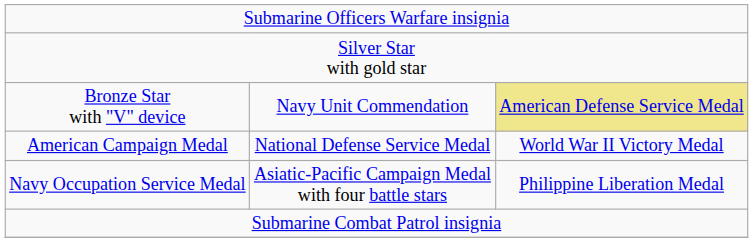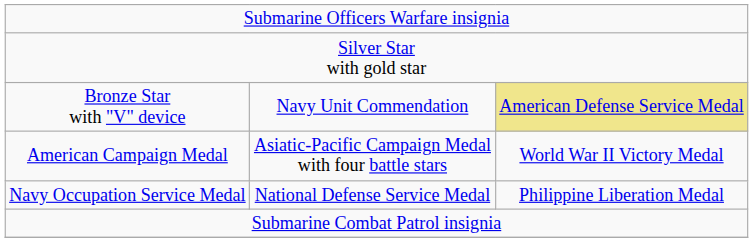(372, 145) National Defense Service Medal -> (372, 155) Asiatic-Pacific Campaign Medal with four battle stars
(372, 184) Asiatic-Pacific Campaign Medal with four battle stars -> (372, 194) National Defense Service Medal
